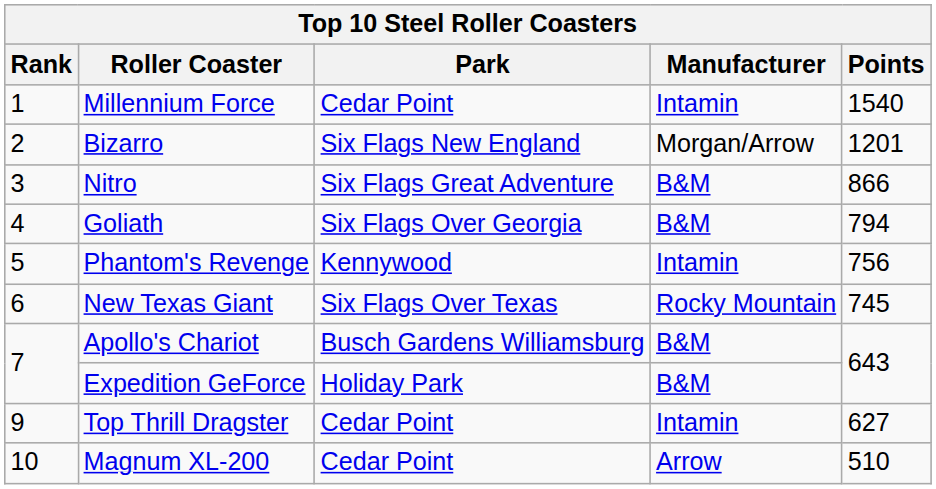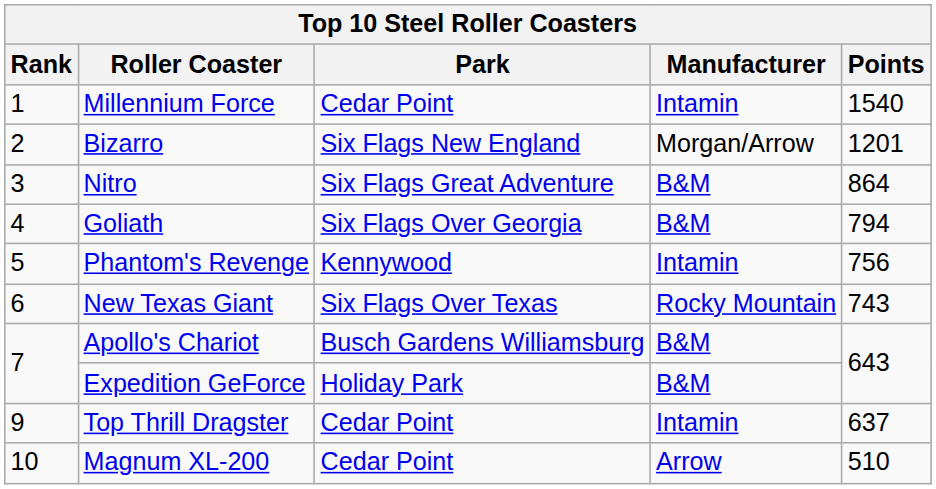(869, 183) 866 -> (869, 183) 864
(869, 303) 745 -> (869, 303) 743
(869, 422) 627 -> (869, 422) 637
